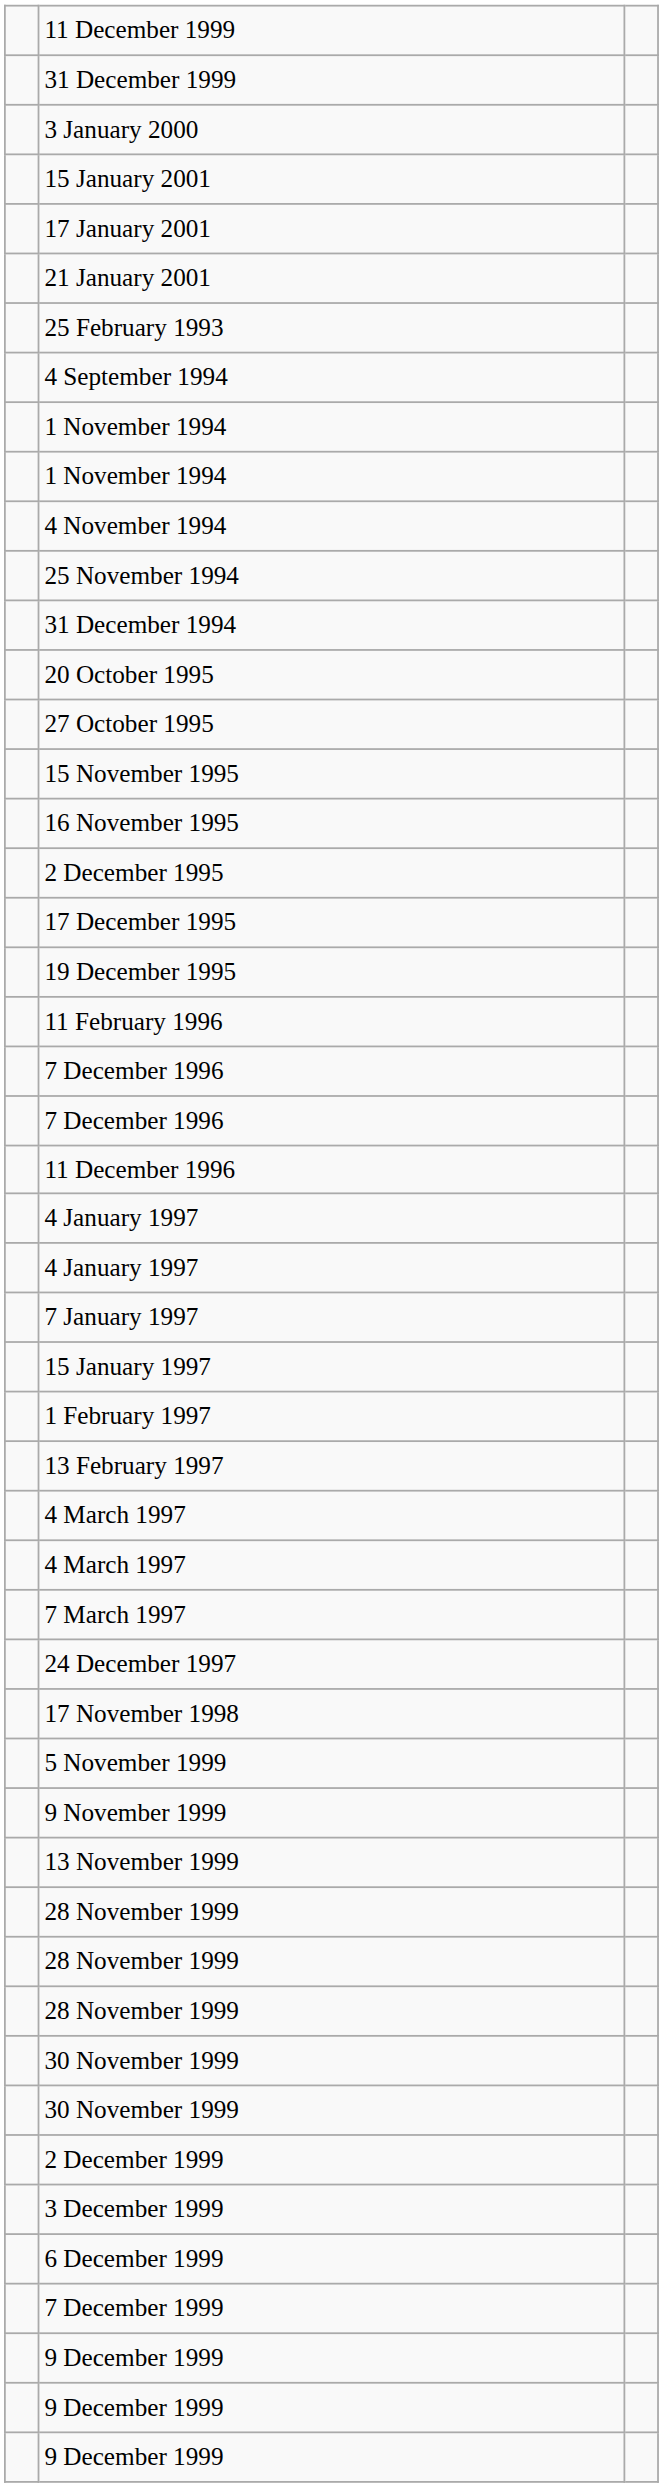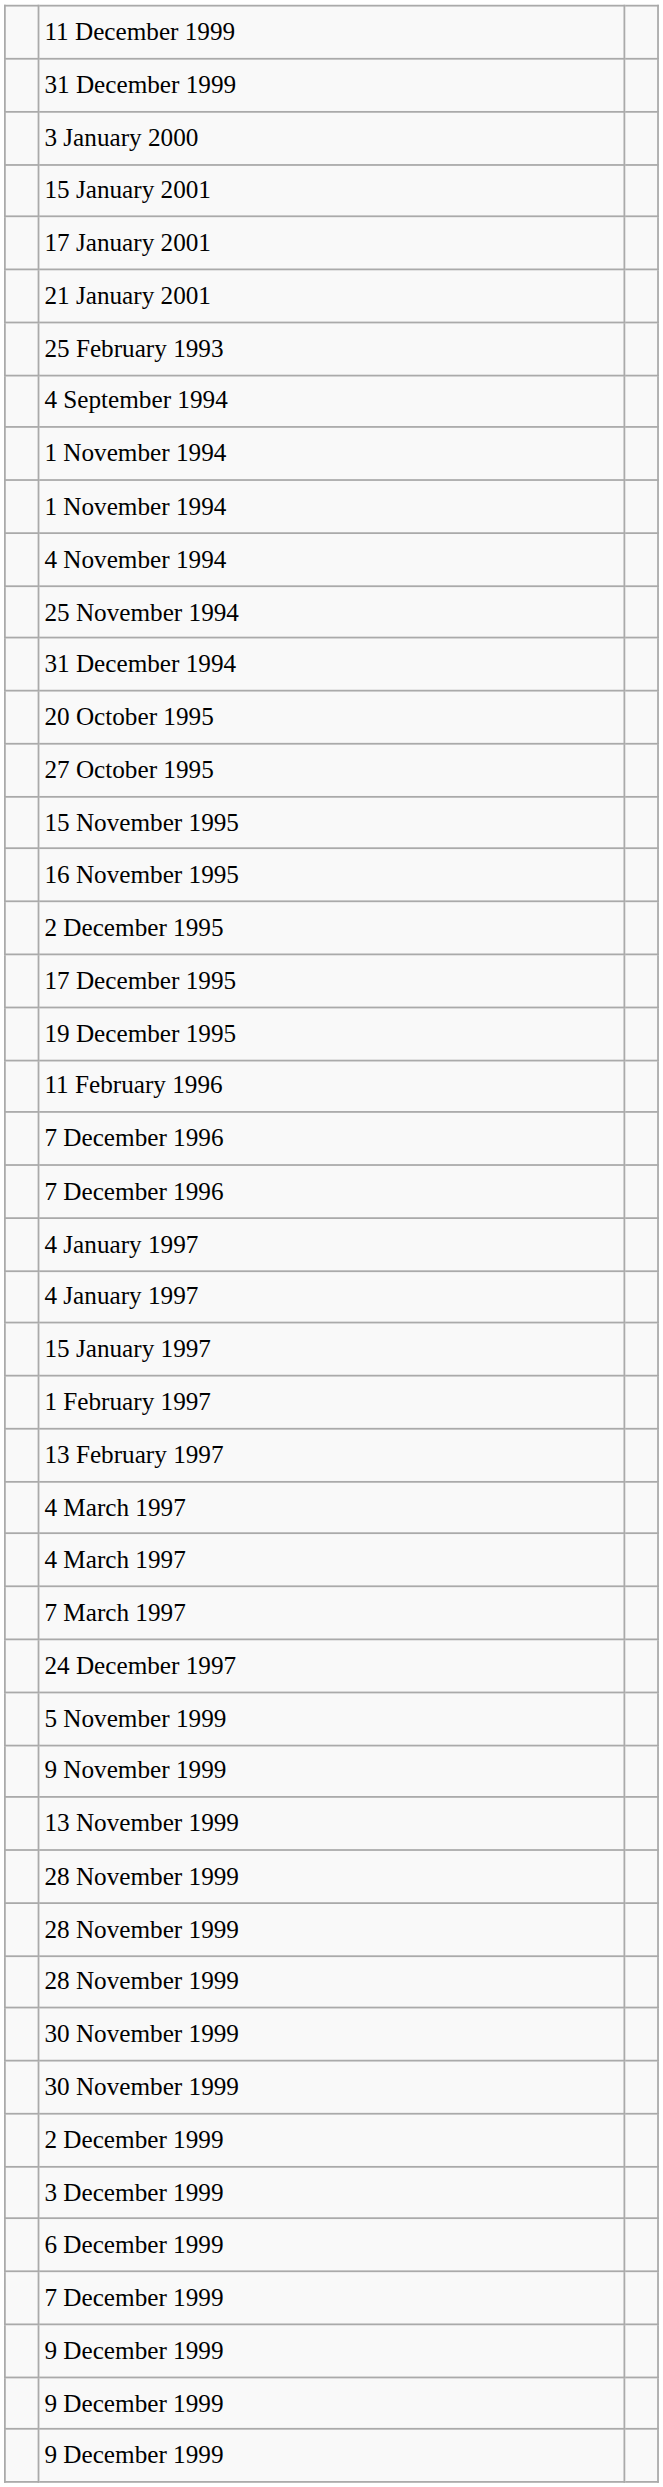- row: (22, 1169)
- row: (22, 1318)
- row: (22, 1714)
